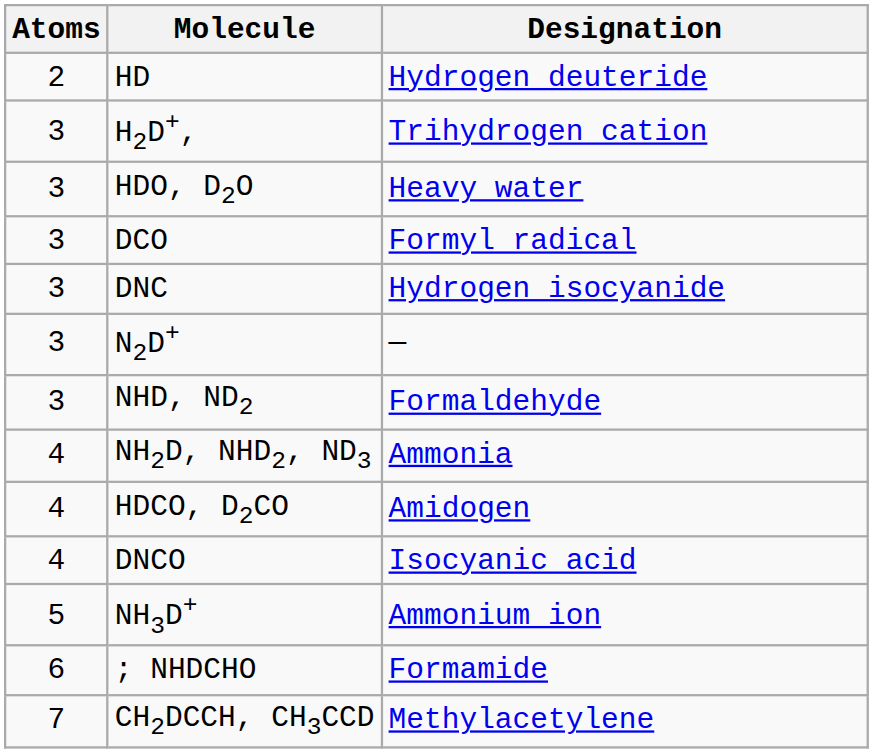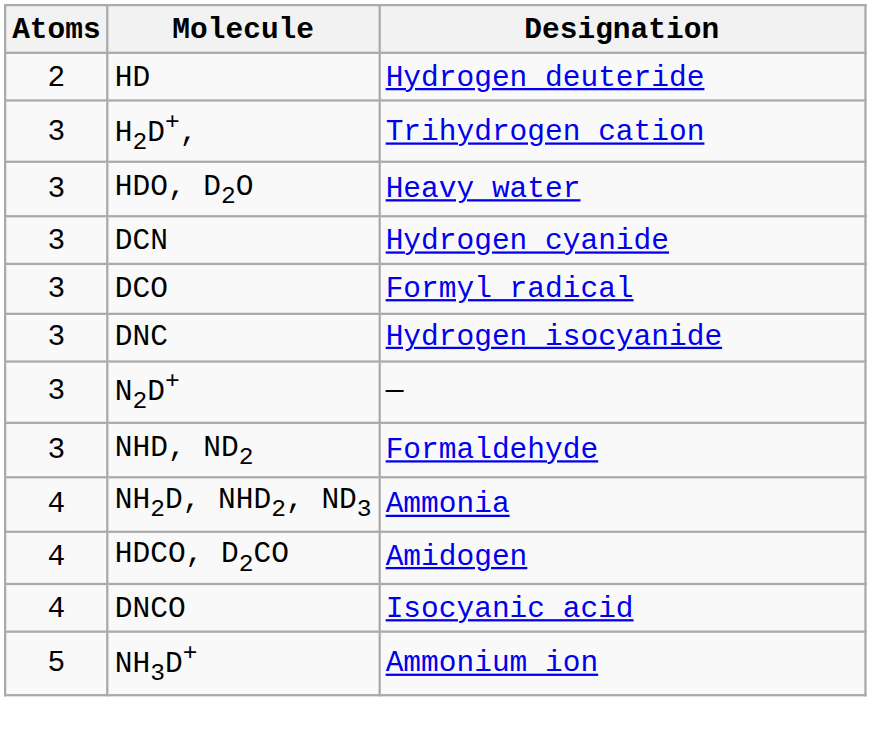+ row: (141, 241)
- row: (186, 670)
- row: (245, 721)
